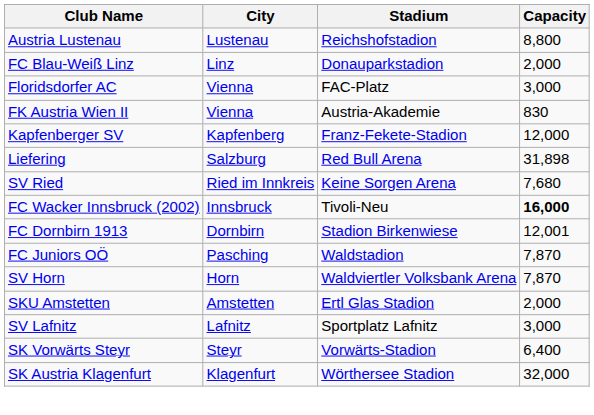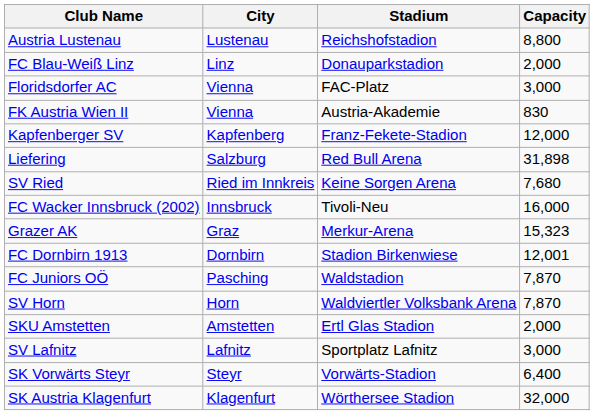(546, 207) bold -> (546, 207) normal
+ row: (43, 231)
